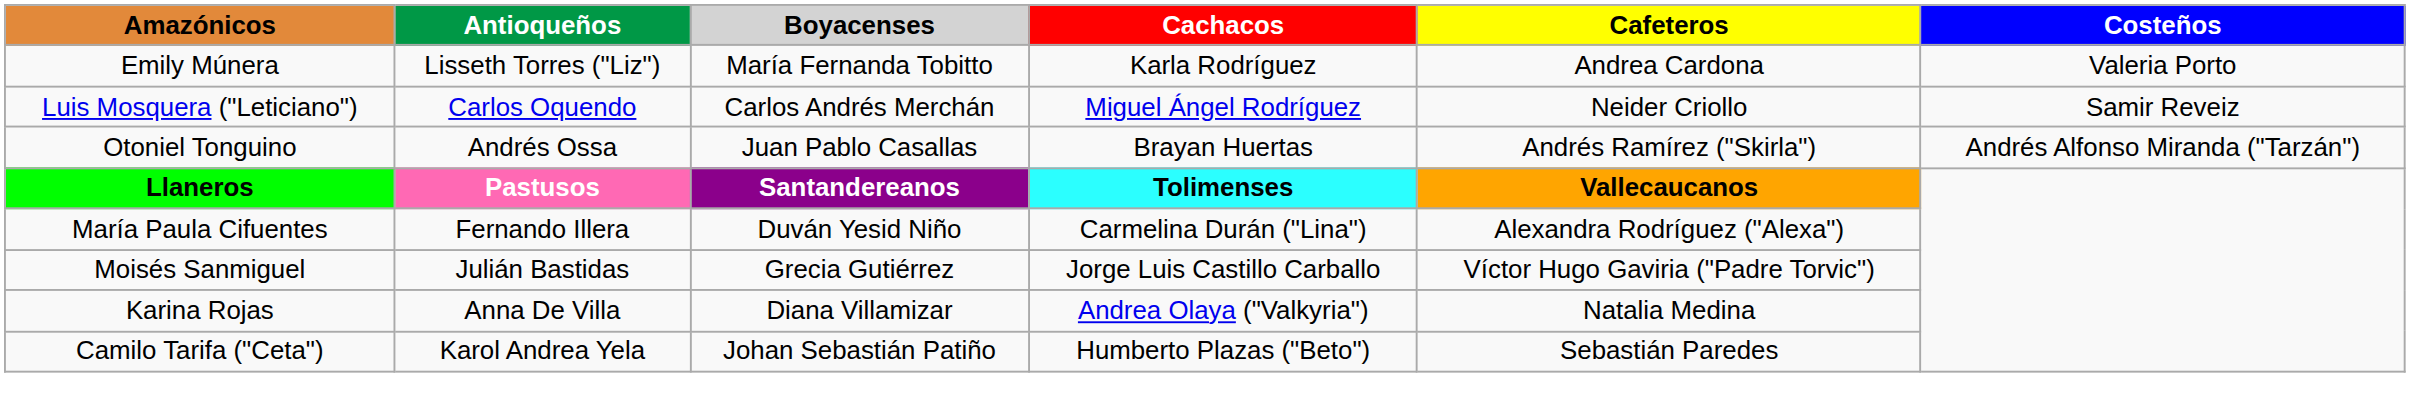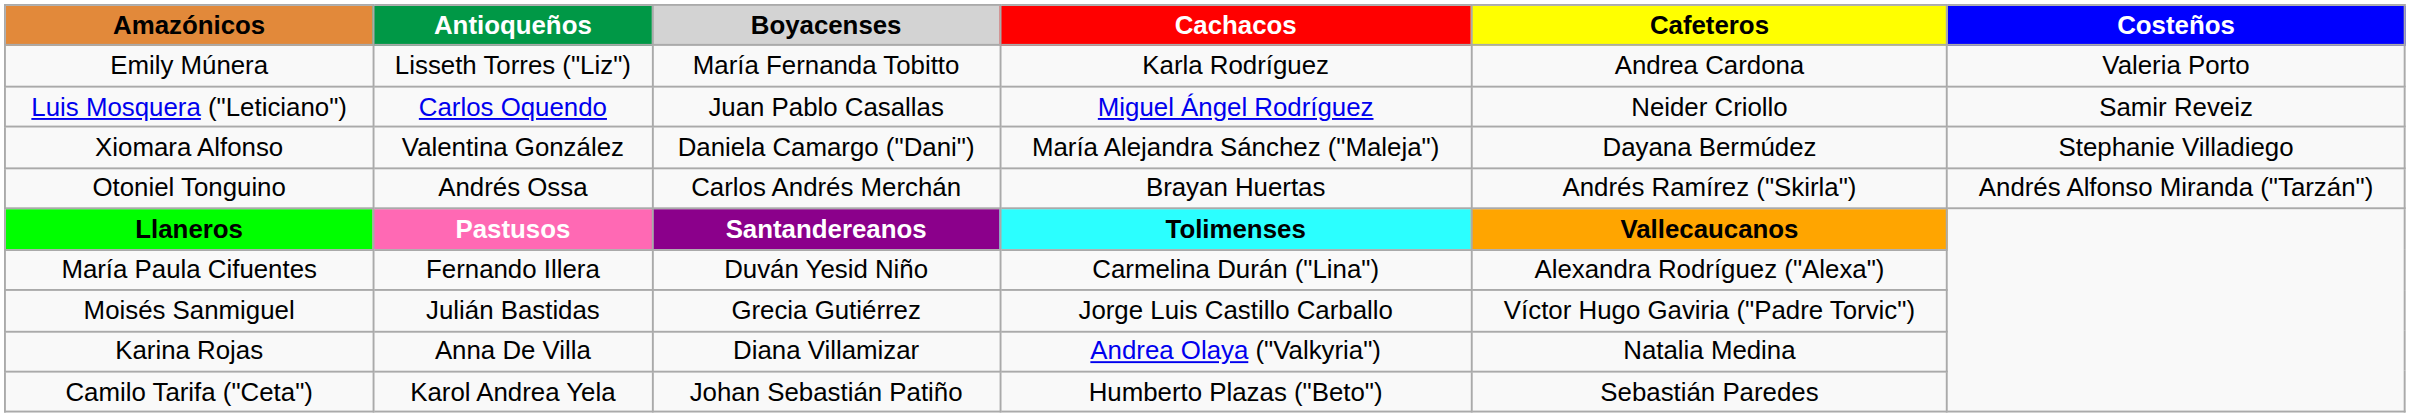(859, 106) Carlos Andrés Merchán -> (826, 106) Juan Pablo Casallas
+ row: (189, 147)
(860, 147) Juan Pablo Casallas -> (826, 188) Carlos Andrés Merchán
